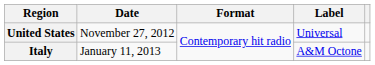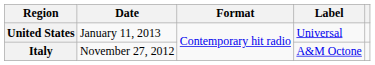(127, 32) November 27, 2012 -> (120, 32) January 11, 2013
(120, 51) January 11, 2013 -> (127, 51) November 27, 2012
